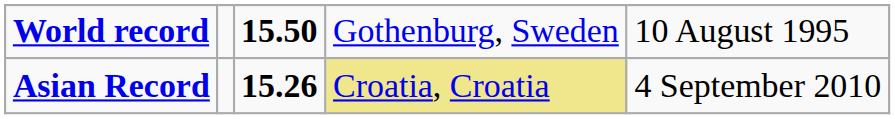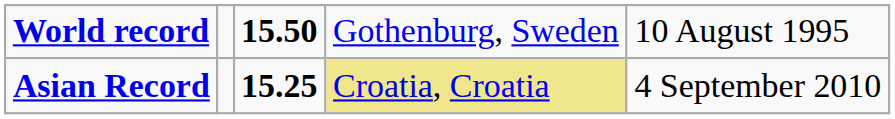(279, 85) 15.26 -> (279, 85) 15.25
